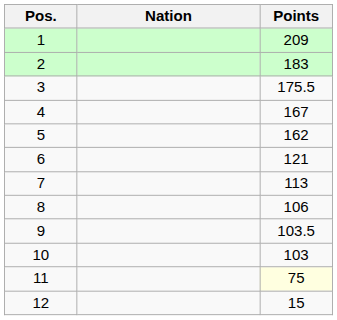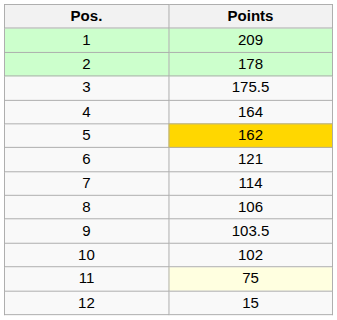- column: (168, 16)
(296, 64) 183 -> (251, 64) 178
(296, 111) 167 -> (251, 111) 164
(296, 135) no background -> (251, 135) gold background
(296, 183) 113 -> (251, 183) 114
(296, 254) 103 -> (251, 254) 102
